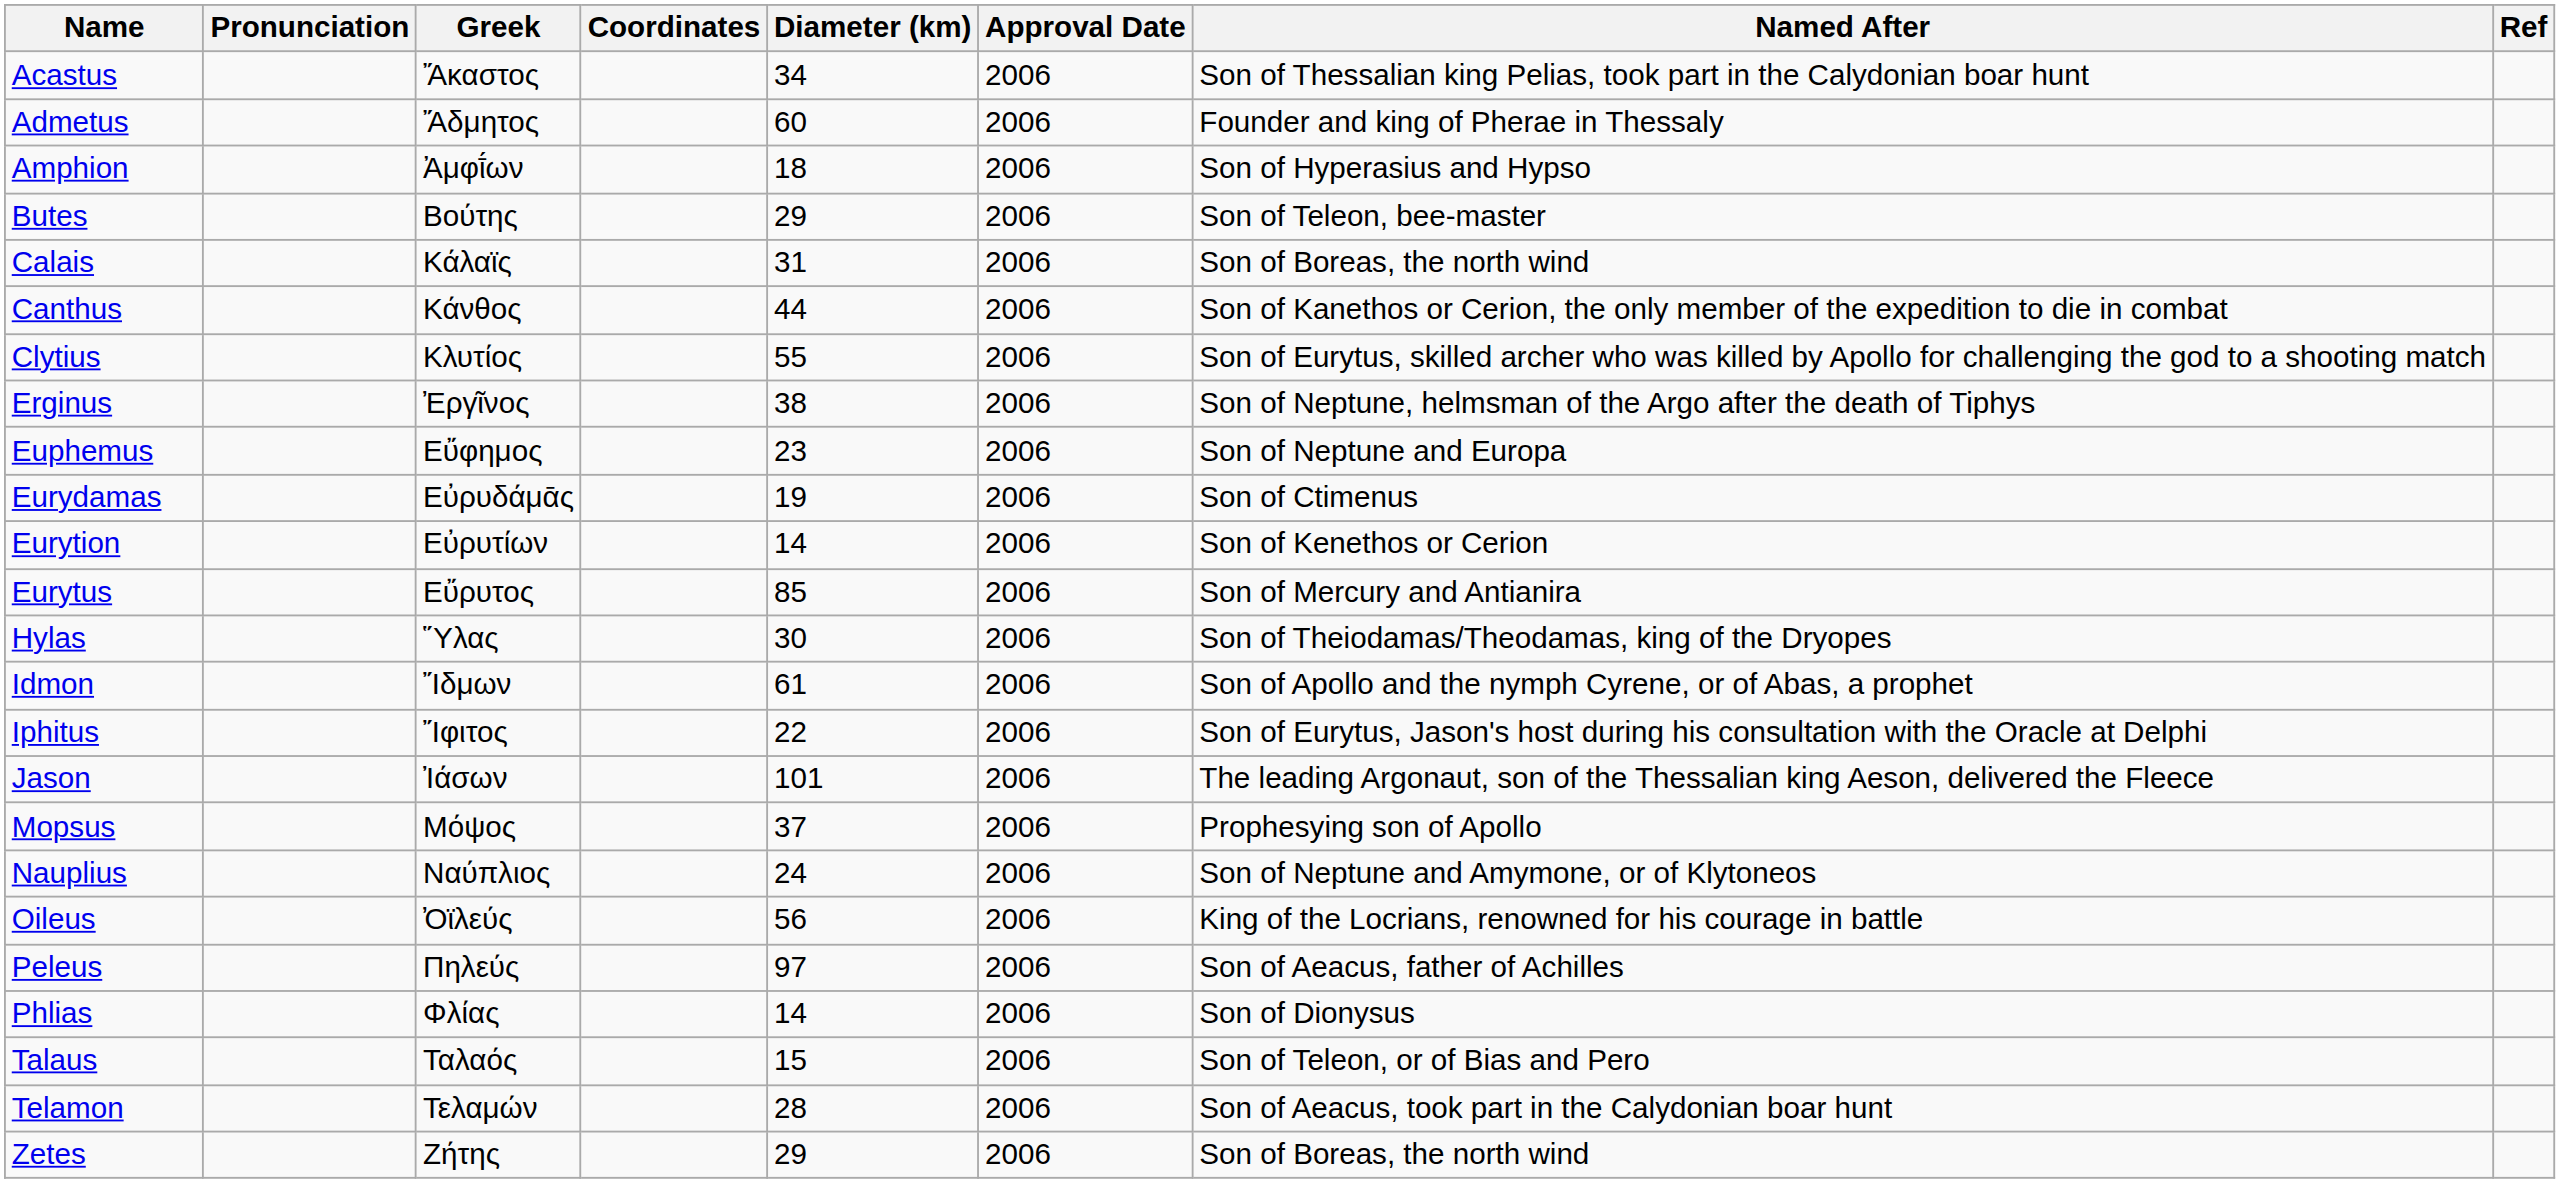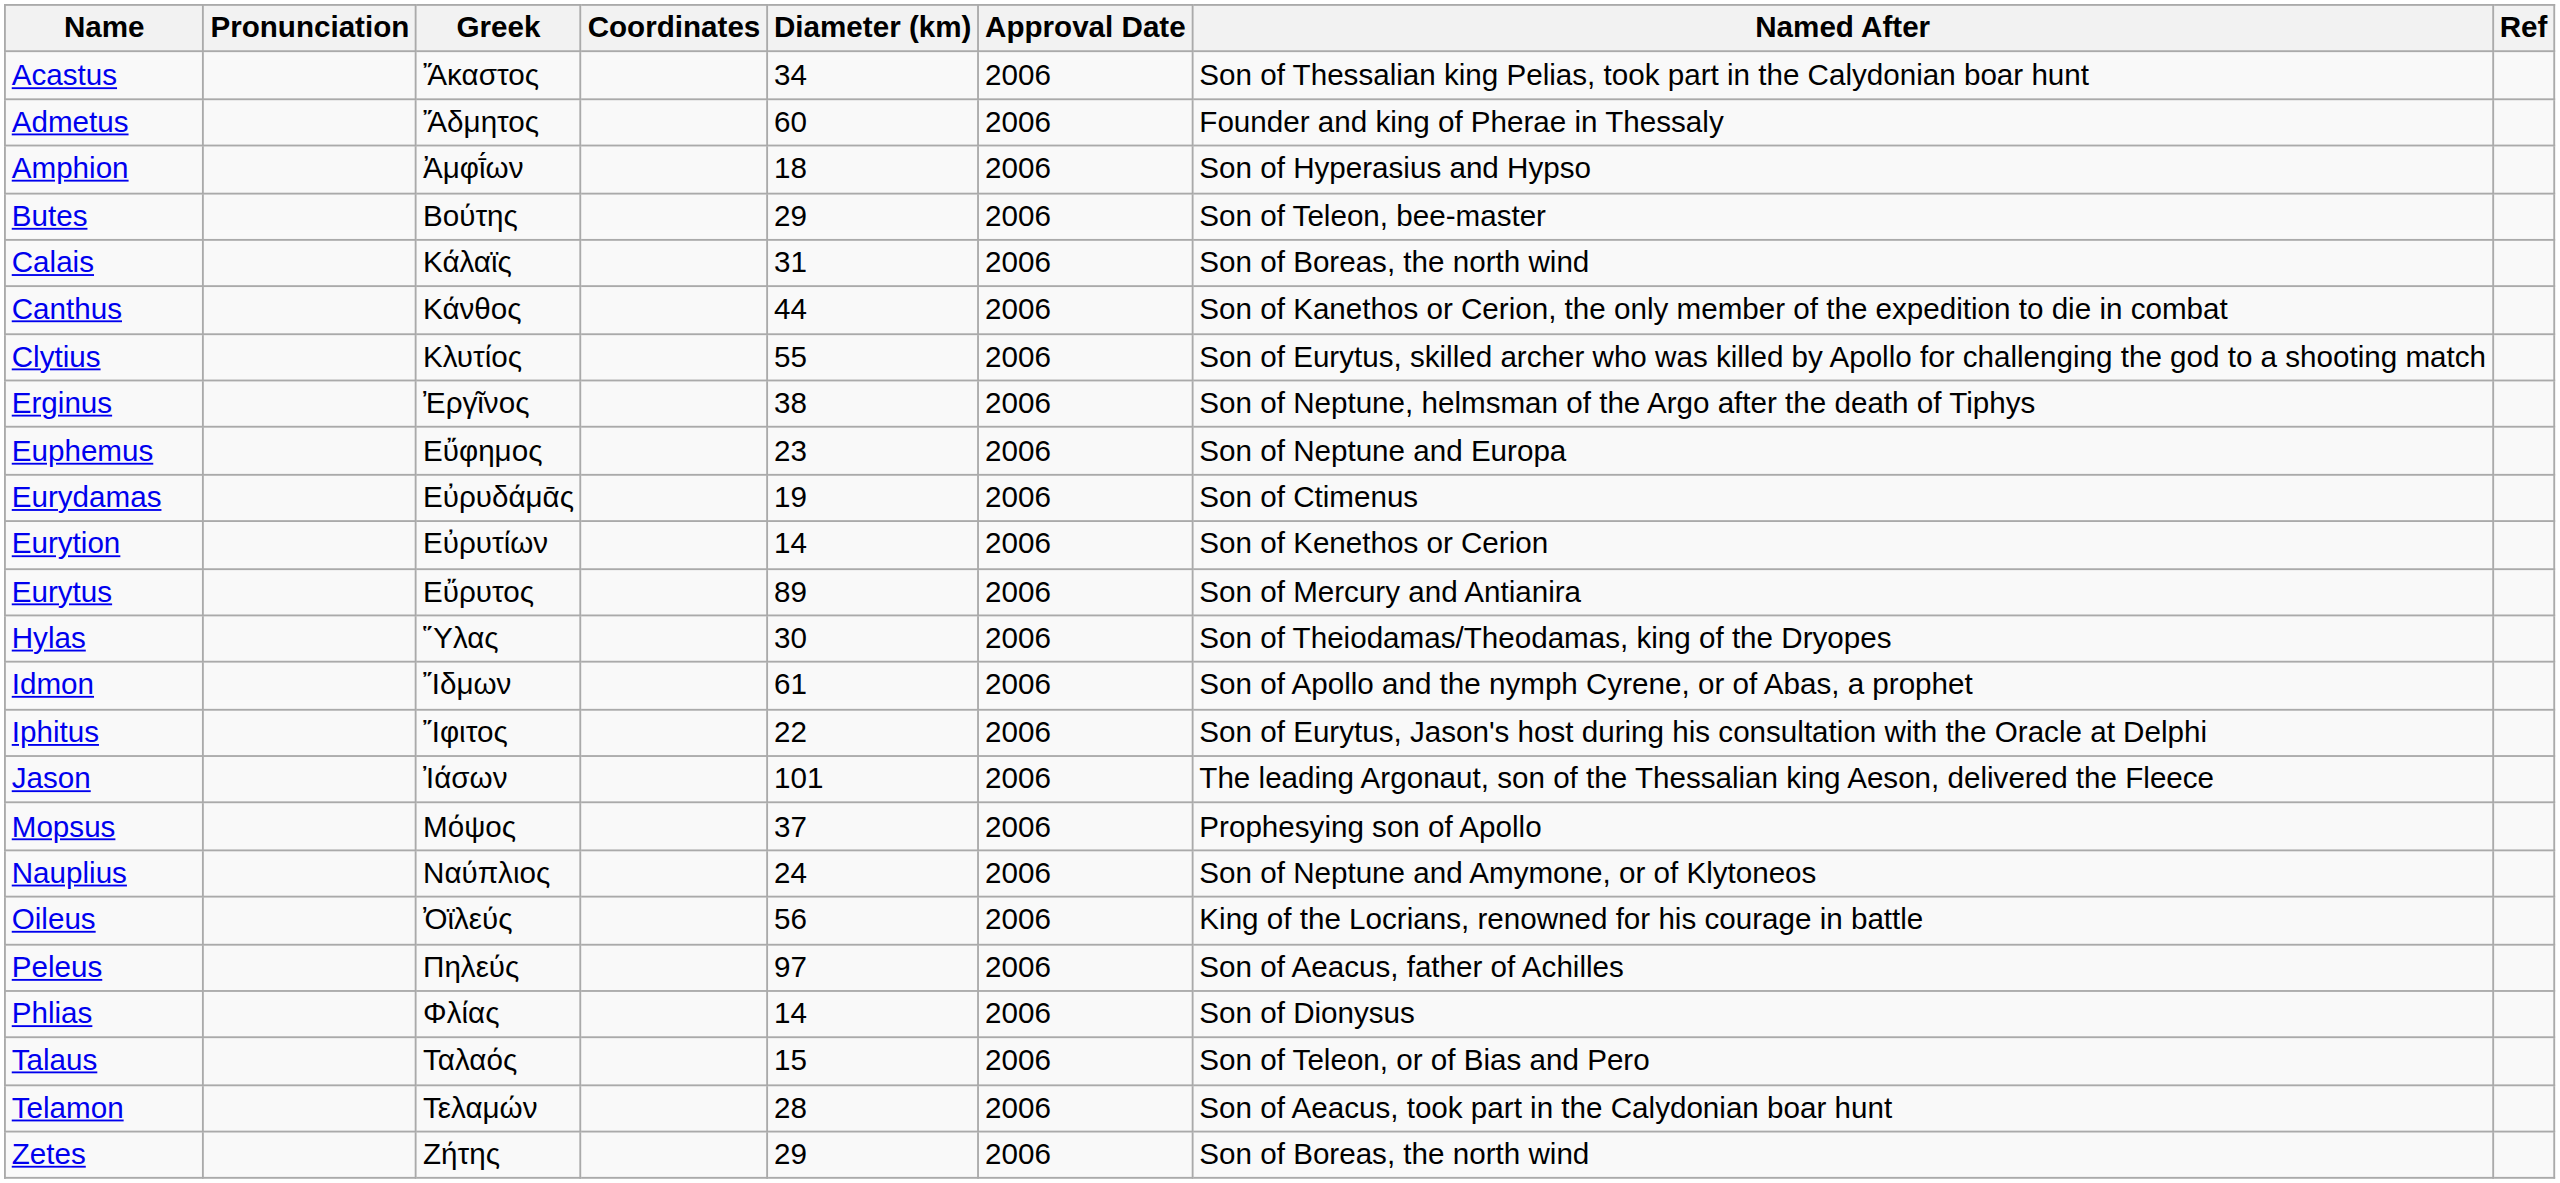(790, 591) 85 -> (790, 591) 89
